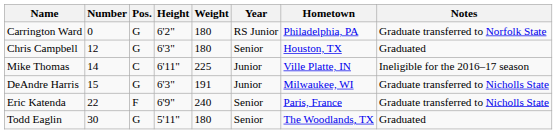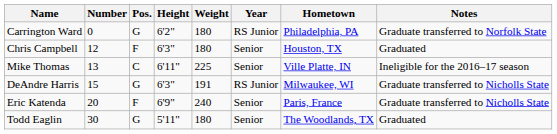(136, 48) G -> (135, 48) F
(93, 66) 14 -> (93, 66) 13
(248, 66) Junior -> (248, 66) Senior
(248, 84) Junior -> (256, 84) RS Junior
(93, 102) 22 -> (93, 102) 20
